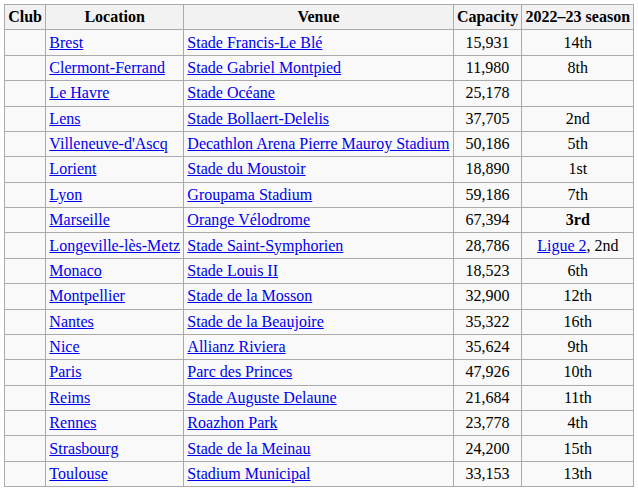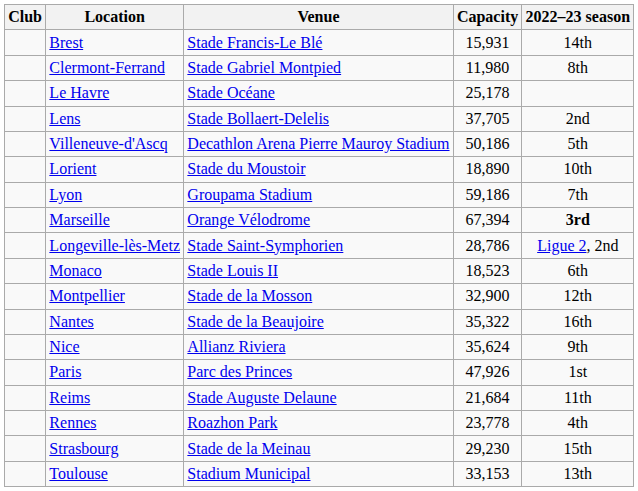(578, 169) 1st -> (578, 169) 10th
(578, 372) 10th -> (578, 372) 1st
(488, 448) 24,200 -> (488, 448) 29,230
